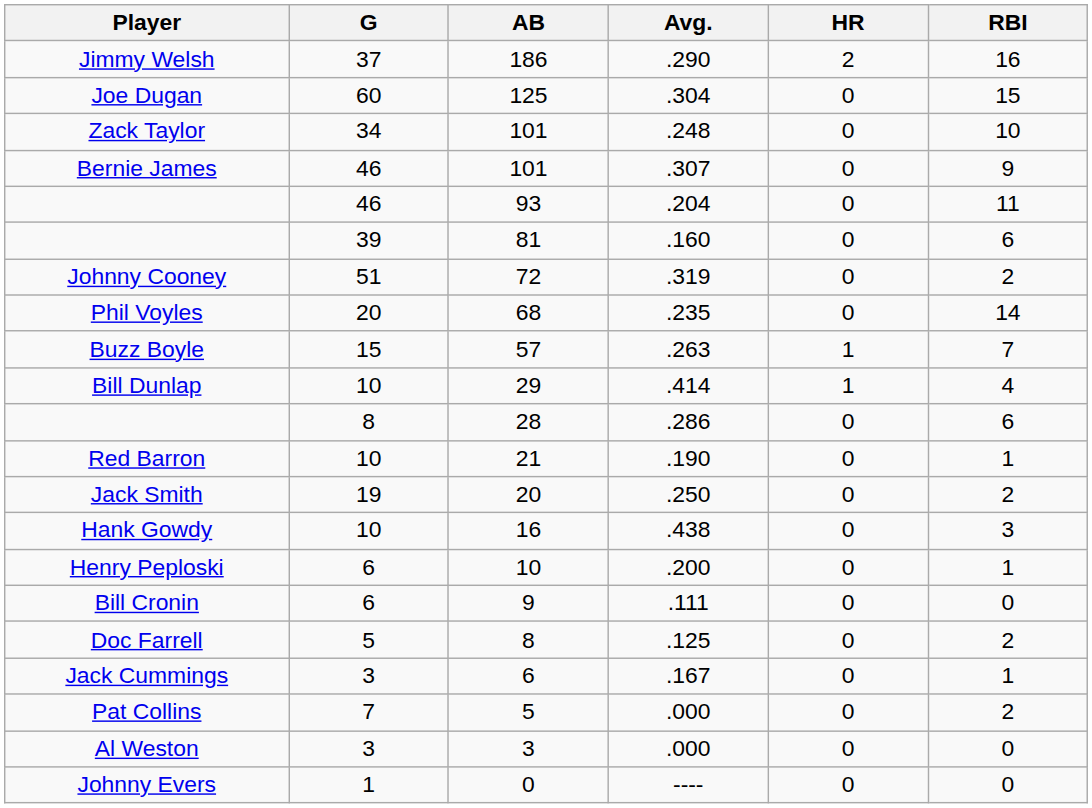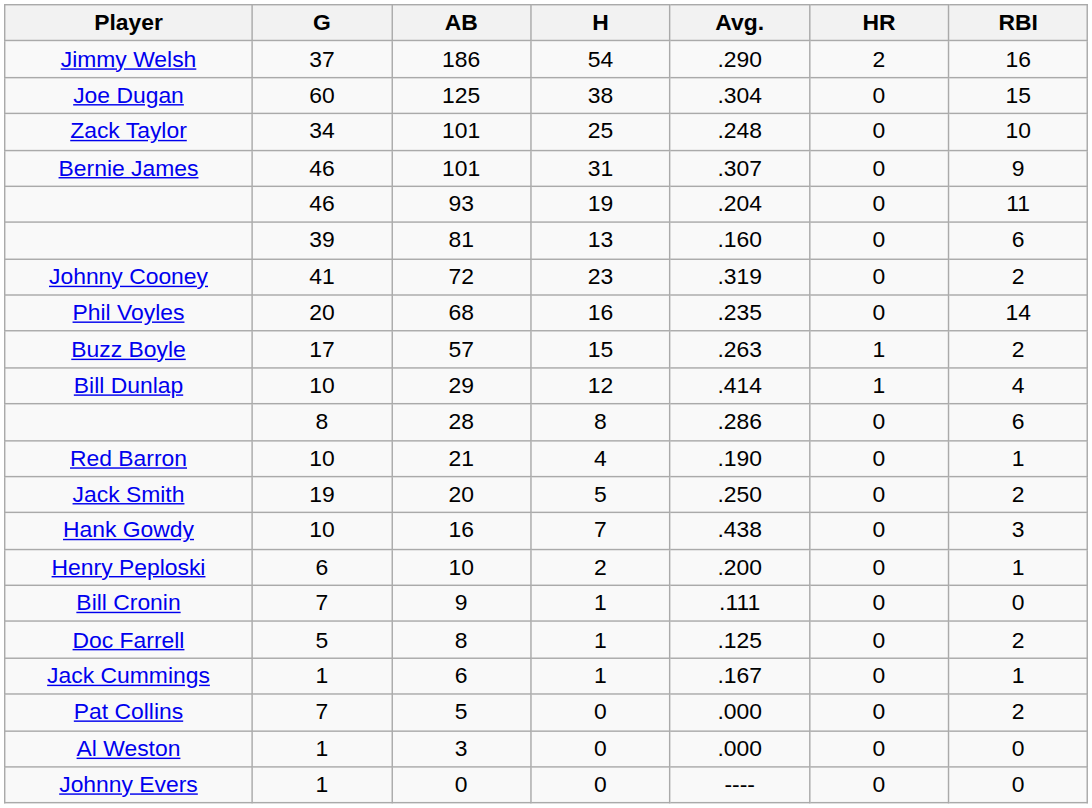+ column: (600, 22)
(369, 276) 51 -> (322, 276) 41
(369, 349) 15 -> (322, 349) 17
(1008, 349) 7 -> (1018, 349) 2
(369, 603) 6 -> (322, 603) 7
(369, 675) 3 -> (322, 675) 1
(369, 748) 3 -> (322, 748) 1
